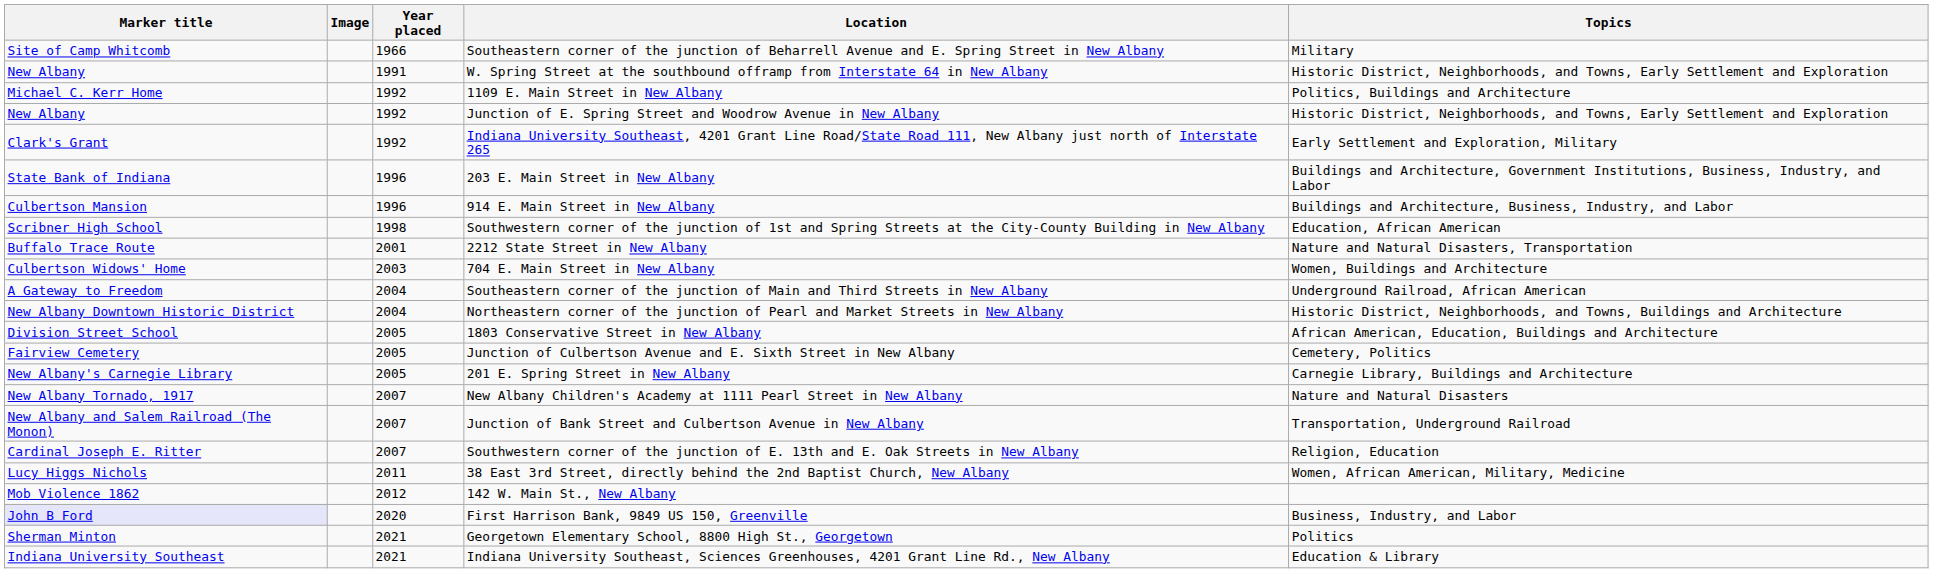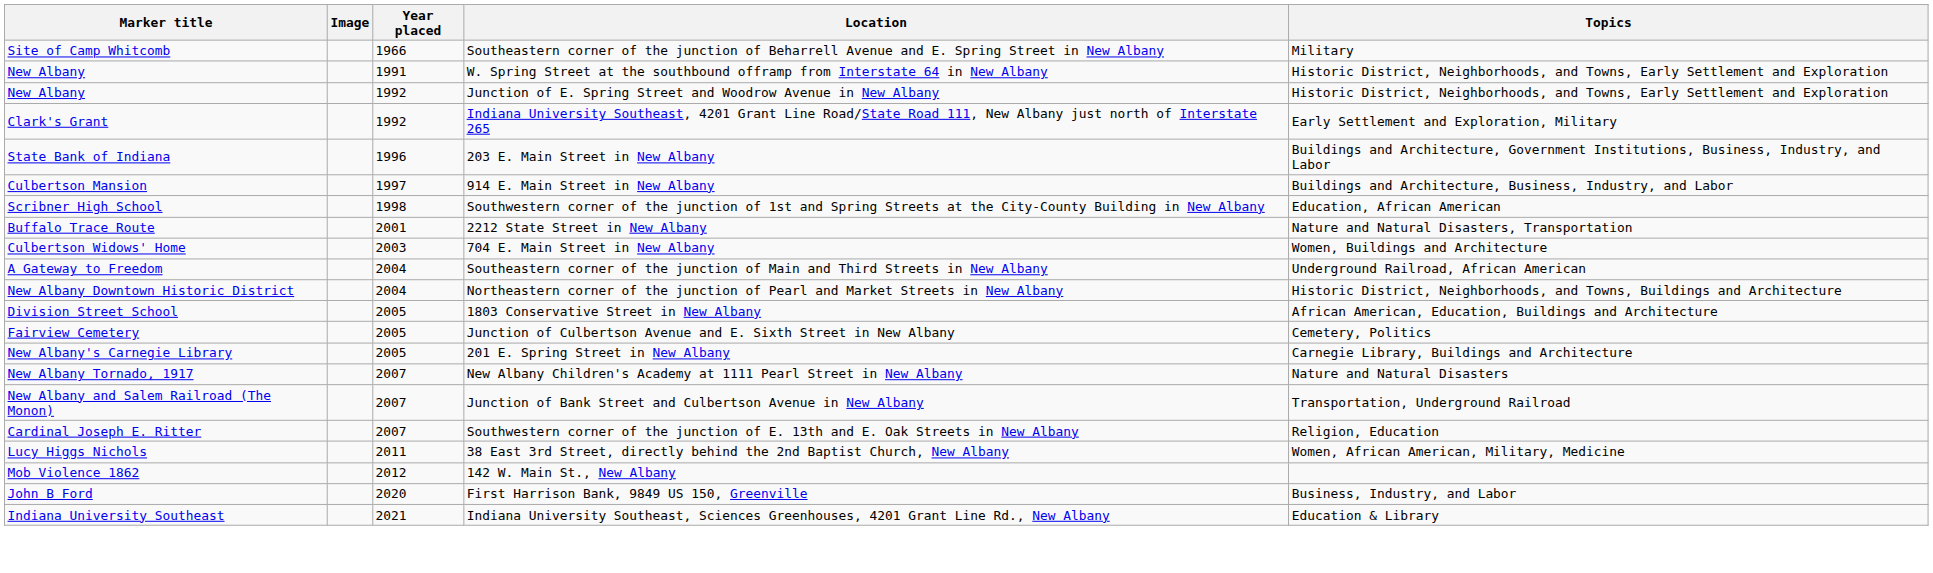- row: (595, 93)
(391, 206) 1996 -> (391, 185) 1997
(50, 515) lavender background -> (50, 494) no background
- row: (680, 536)
